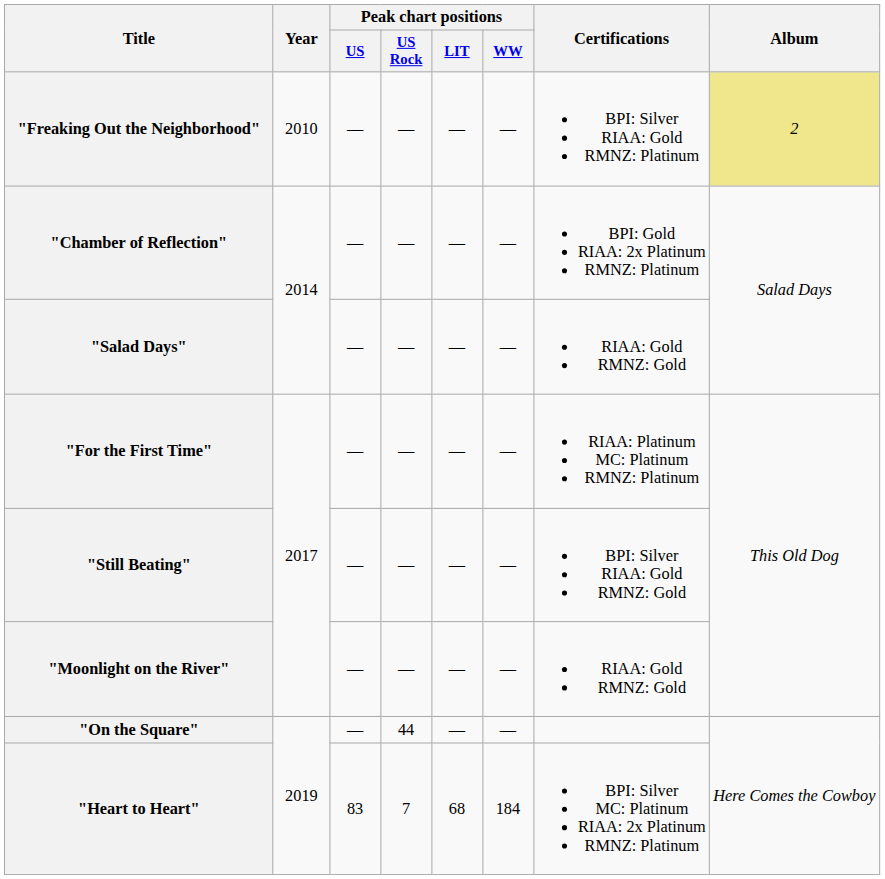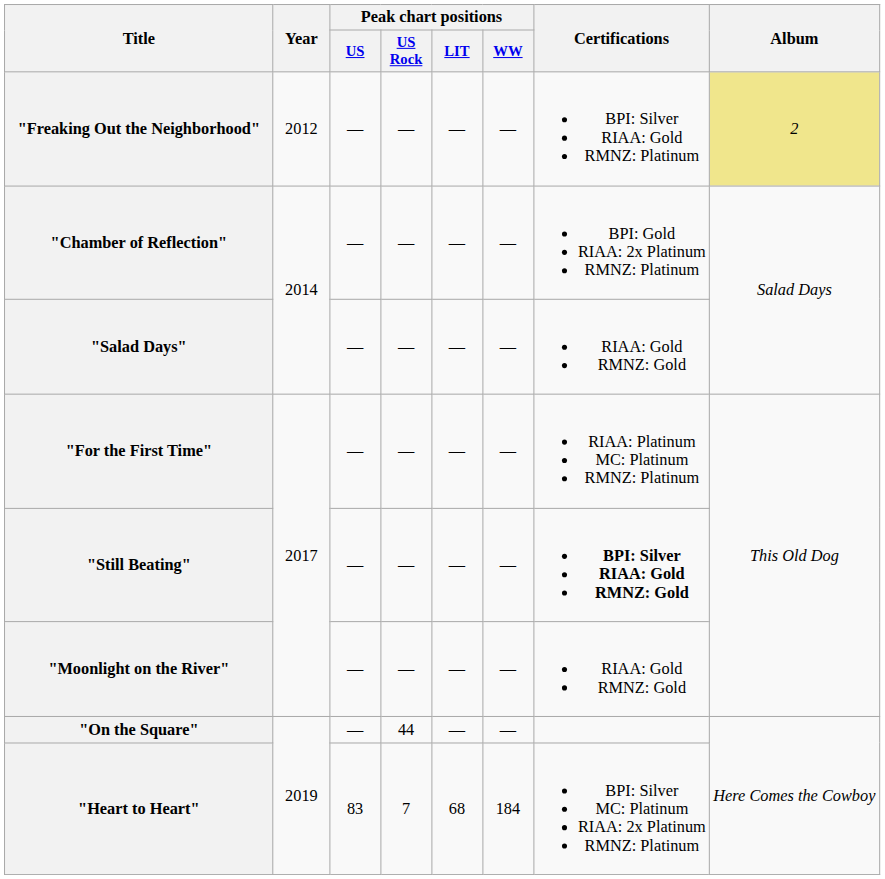(301, 128) 2010 -> (301, 128) 2012
(621, 574) normal -> (621, 574) bold
